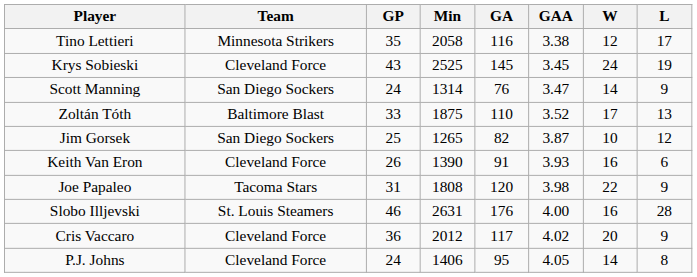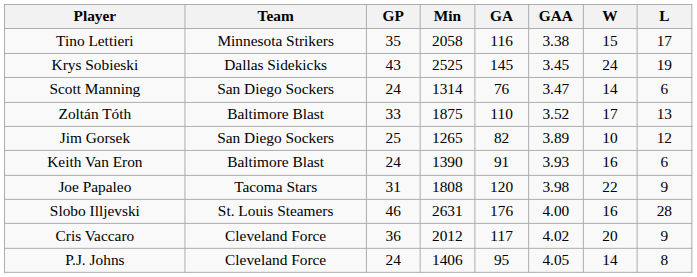(610, 41) 12 -> (610, 41) 15
(276, 65) Cleveland Force -> (276, 65) Dallas Sidekicks
(664, 89) 9 -> (664, 89) 6
(556, 138) 3.87 -> (556, 138) 3.89
(276, 162) Cleveland Force -> (276, 162) Baltimore Blast
(393, 162) 26 -> (393, 162) 24
